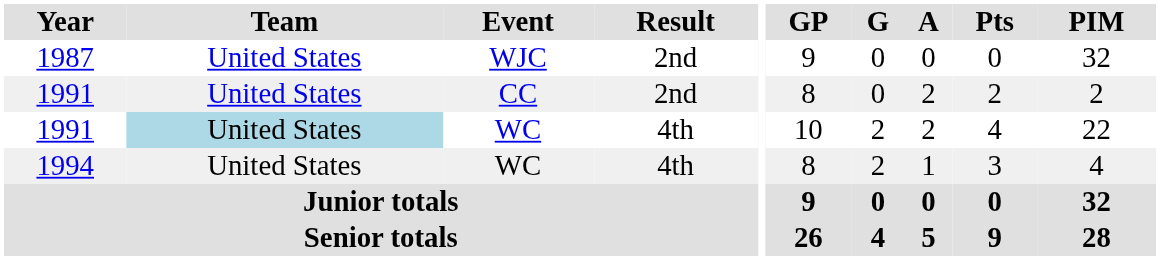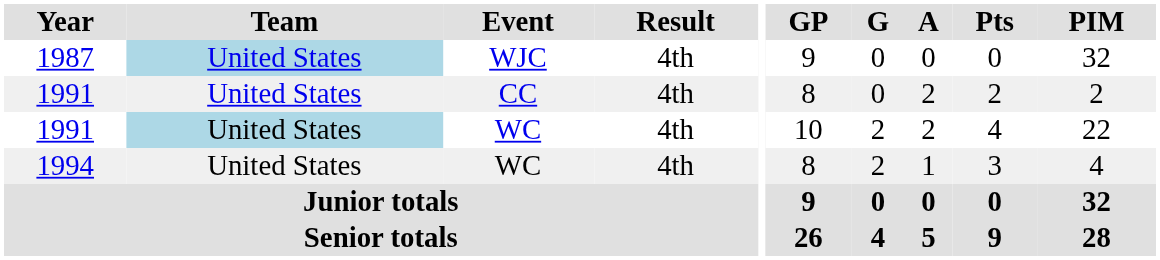(284, 57) no background -> (284, 57) lightblue background
(676, 57) 2nd -> (676, 57) 4th
(676, 93) 2nd -> (676, 93) 4th
